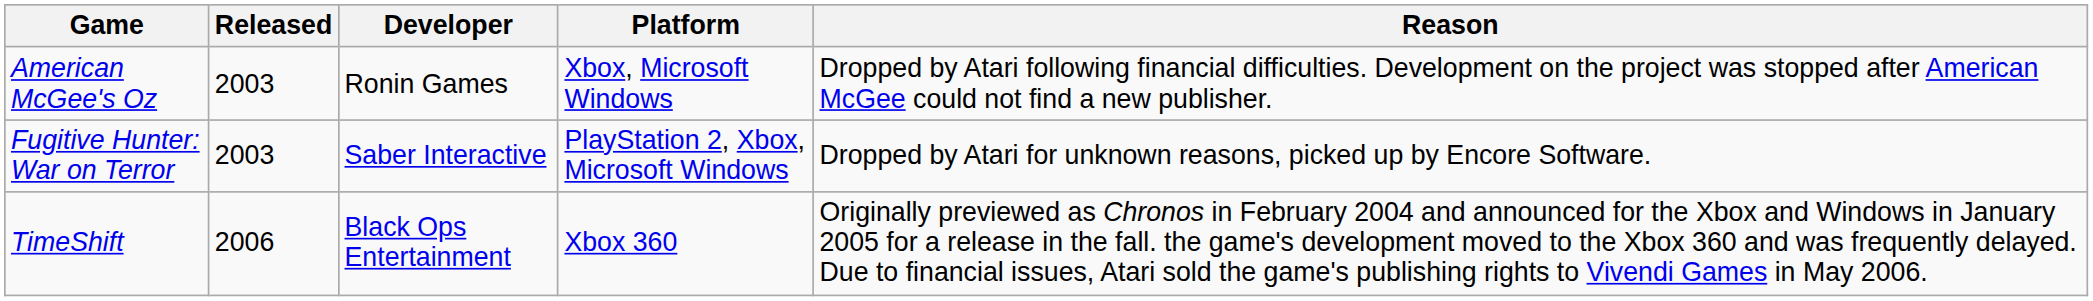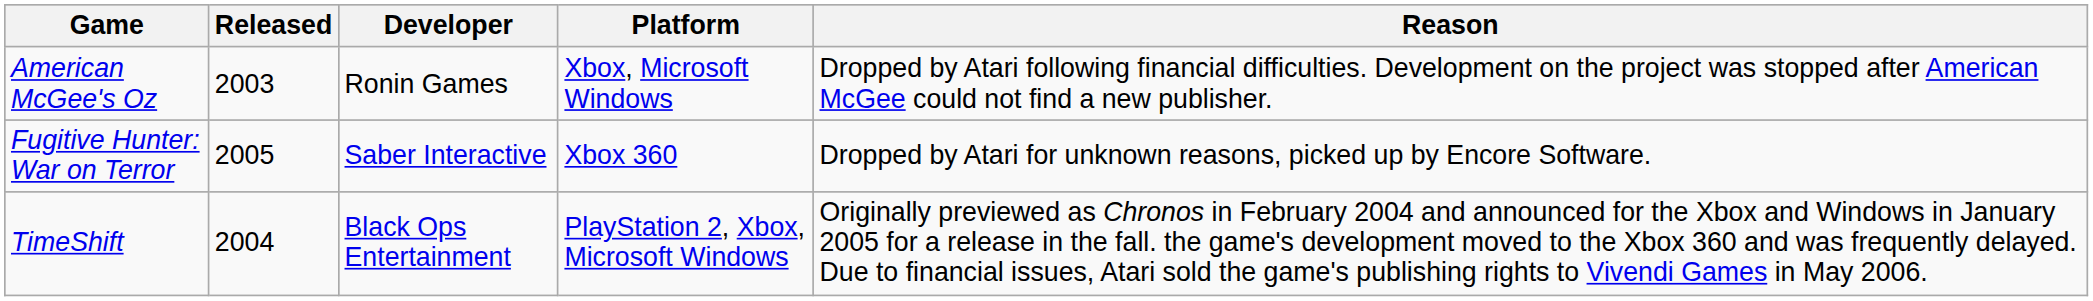(245, 155) 2003 -> (245, 155) 2005
(685, 155) PlayStation 2, Xbox, Microsoft Windows -> (621, 155) Xbox 360
(245, 242) 2006 -> (245, 242) 2004
(621, 242) Xbox 360 -> (685, 242) PlayStation 2, Xbox, Microsoft Windows
